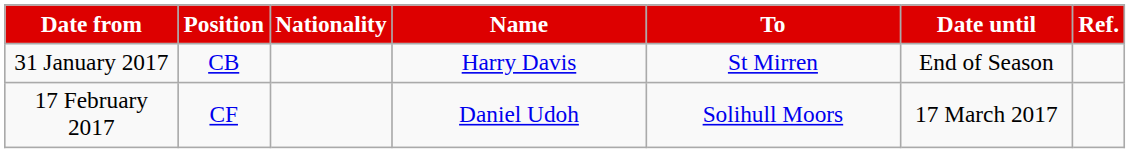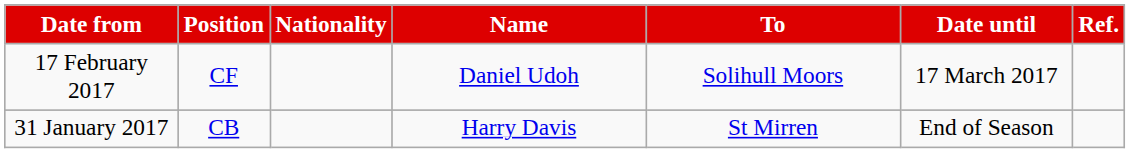rows swapped: (91, 62) <-> (91, 114)
